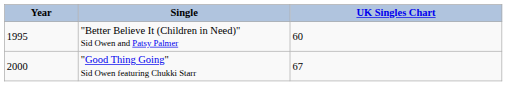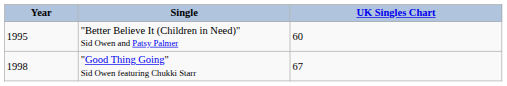(17, 66) 2000 -> (17, 66) 1998
